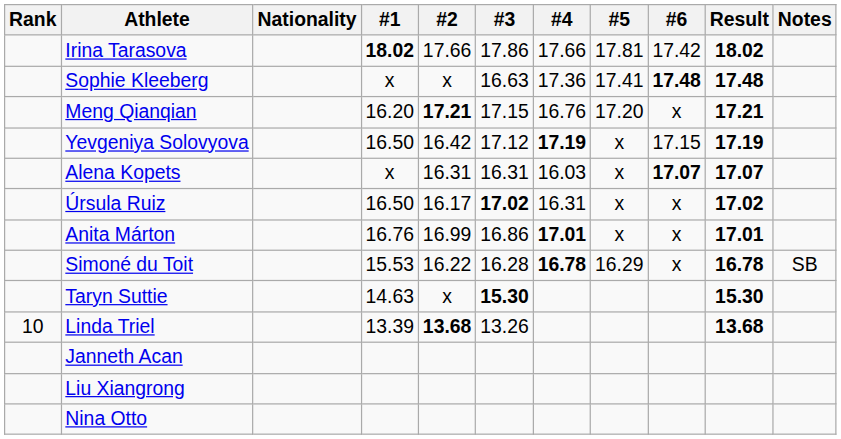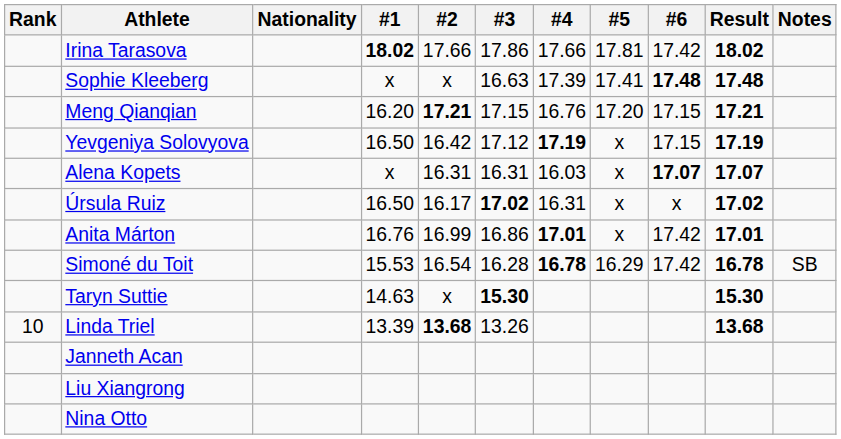(562, 81) 17.36 -> (562, 81) 17.39
(677, 111) x -> (677, 111) 17.15
(677, 234) x -> (677, 234) 17.42
(447, 265) 16.22 -> (447, 265) 16.54
(677, 265) x -> (677, 265) 17.42
